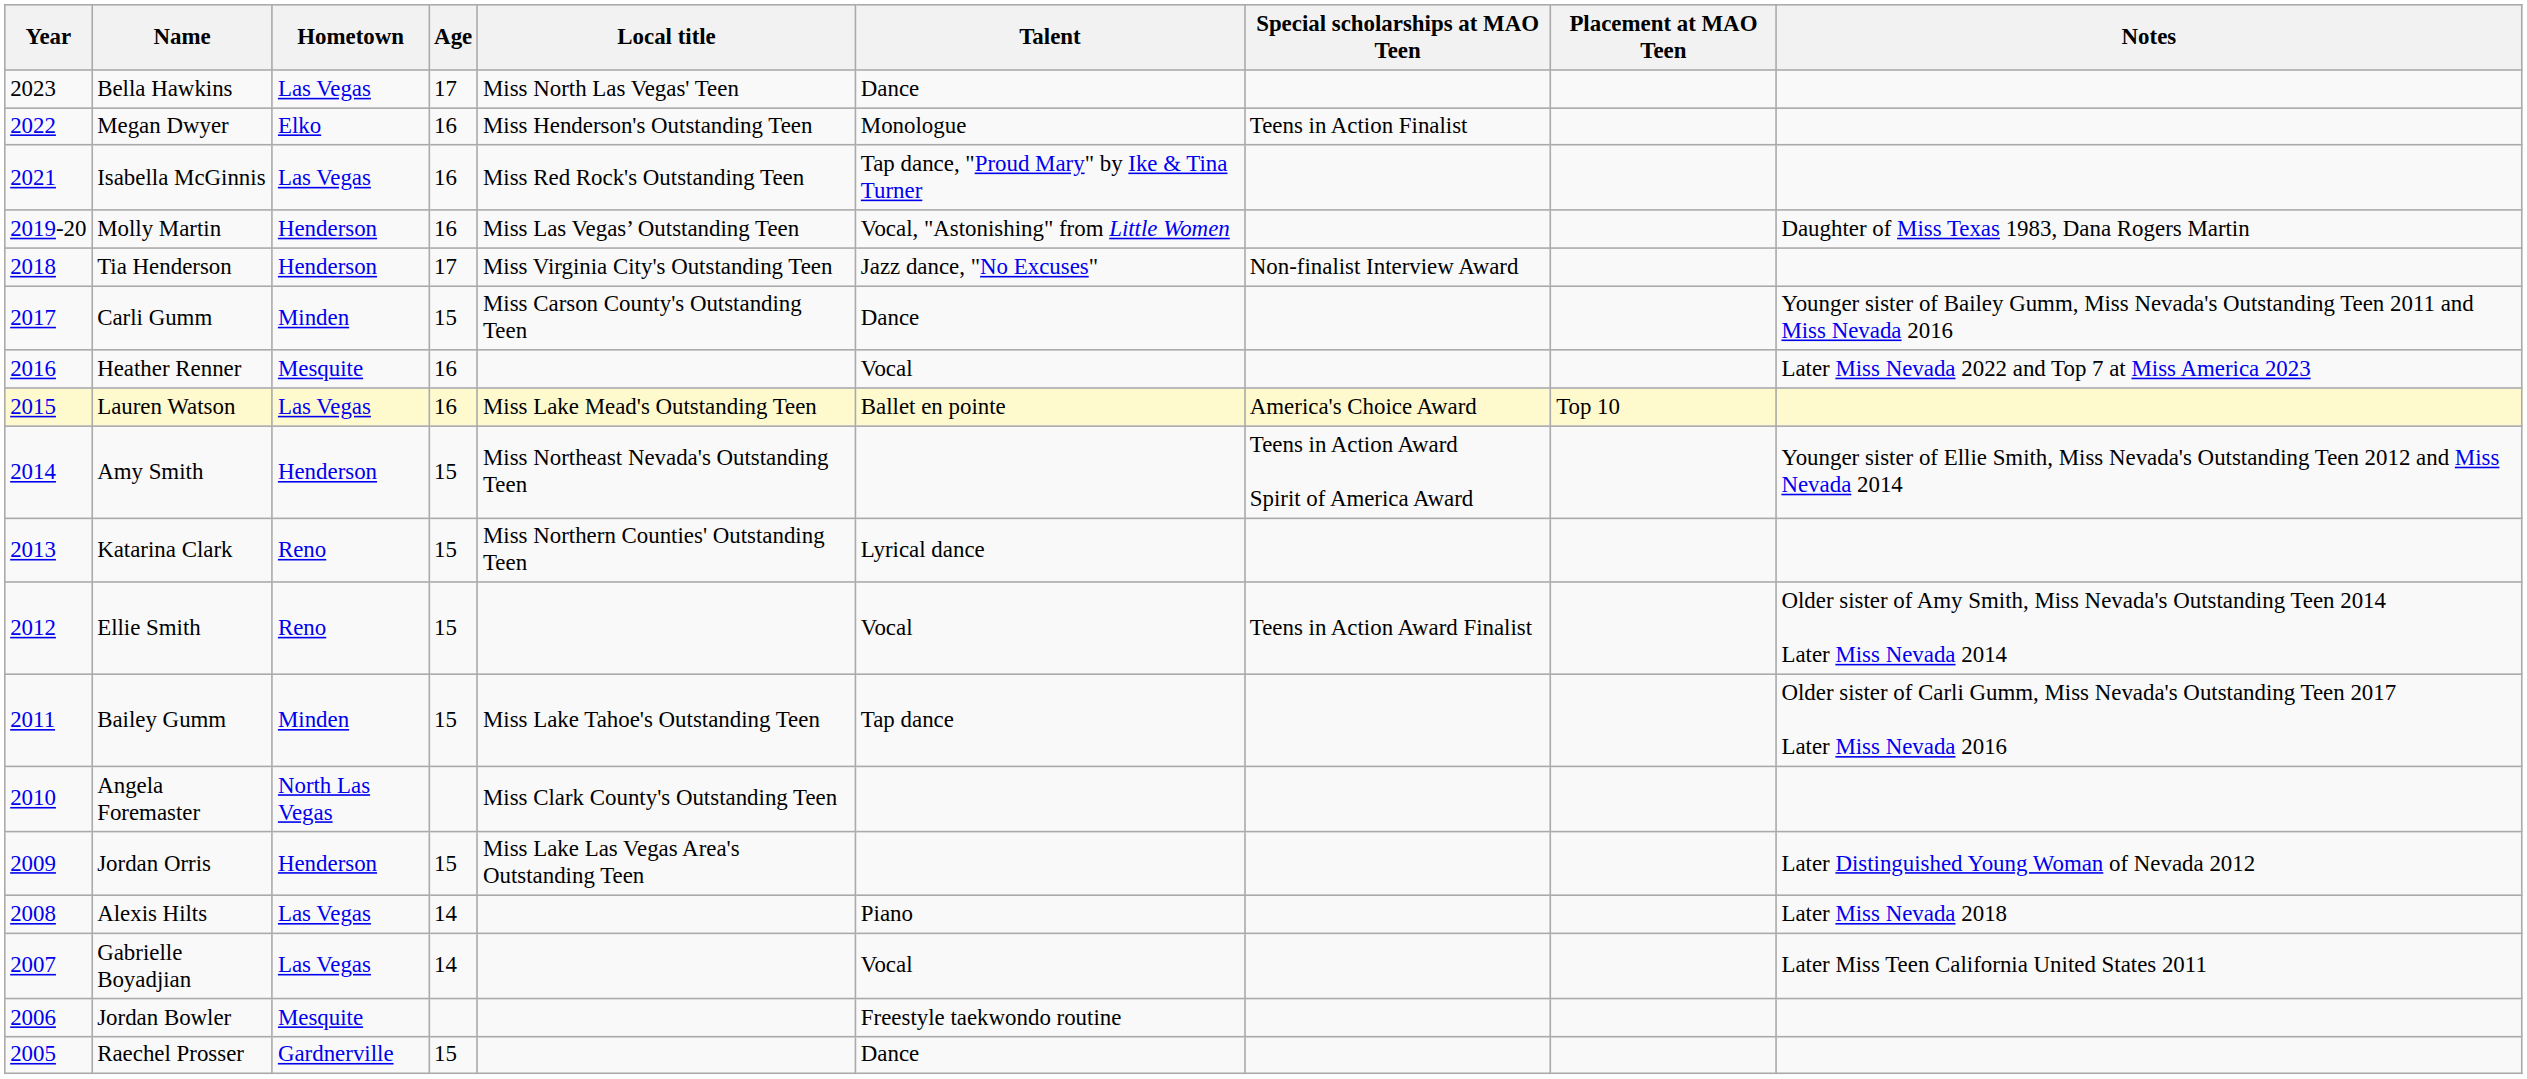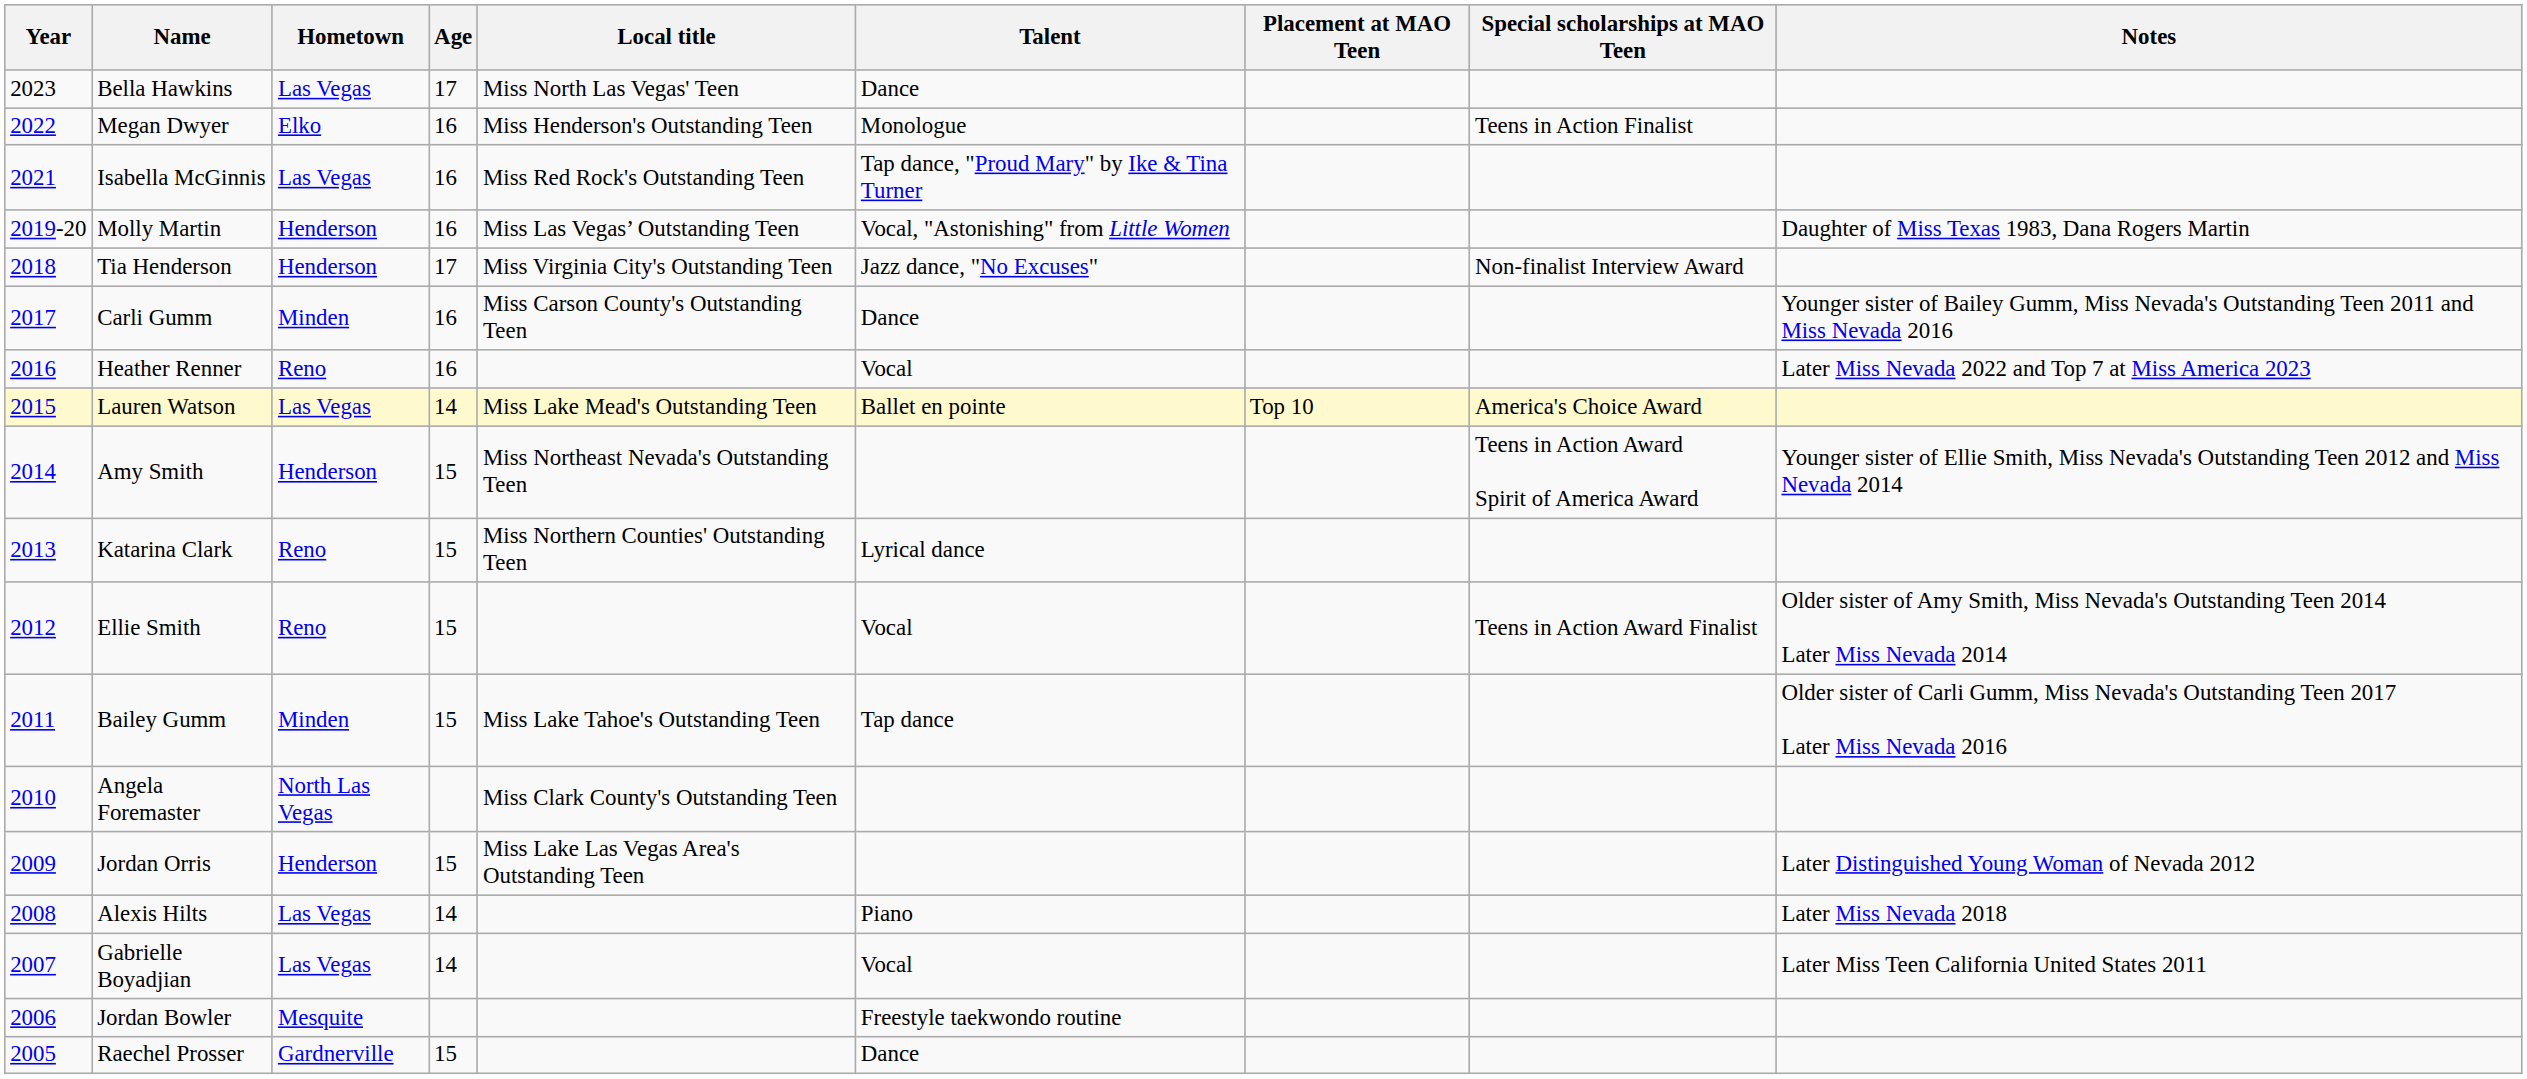columns swapped: (1663, 37) <-> (1398, 37)
(446, 317) 15 -> (446, 317) 16
(321, 369) Mesquite -> (302, 369) Reno
(446, 406) 16 -> (446, 406) 14
